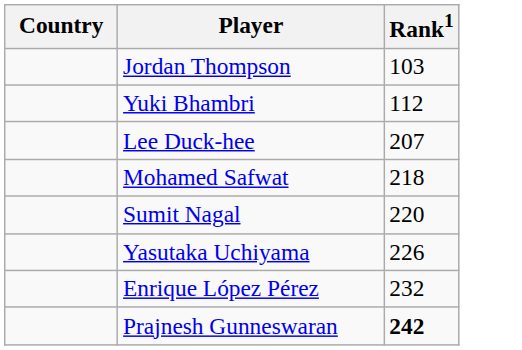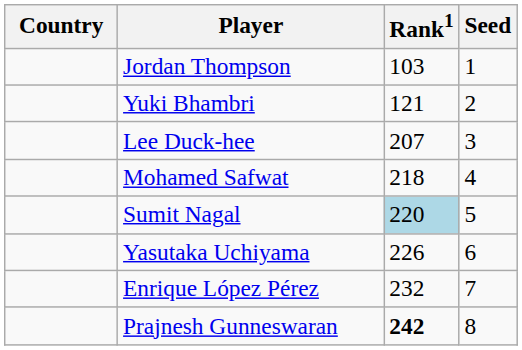+ column: (488, 26)
(406, 103) 112 -> (407, 103) 121
(407, 214) no background -> (407, 214) lightblue background
